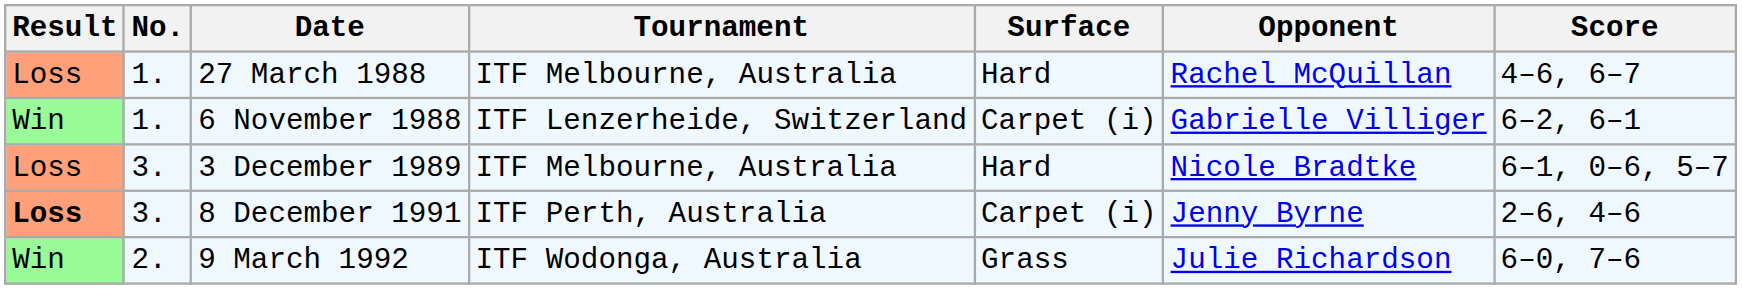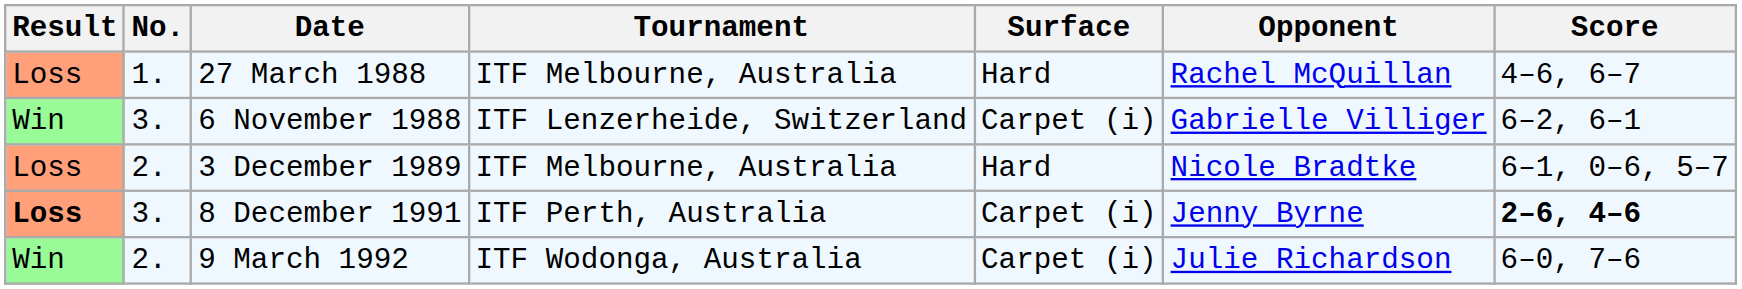(149, 121) 1. -> (149, 121) 3.
(149, 167) 3. -> (149, 167) 2.
(1571, 214) normal -> (1571, 214) bold
(1025, 260) Grass -> (1069, 260) Carpet (i)
